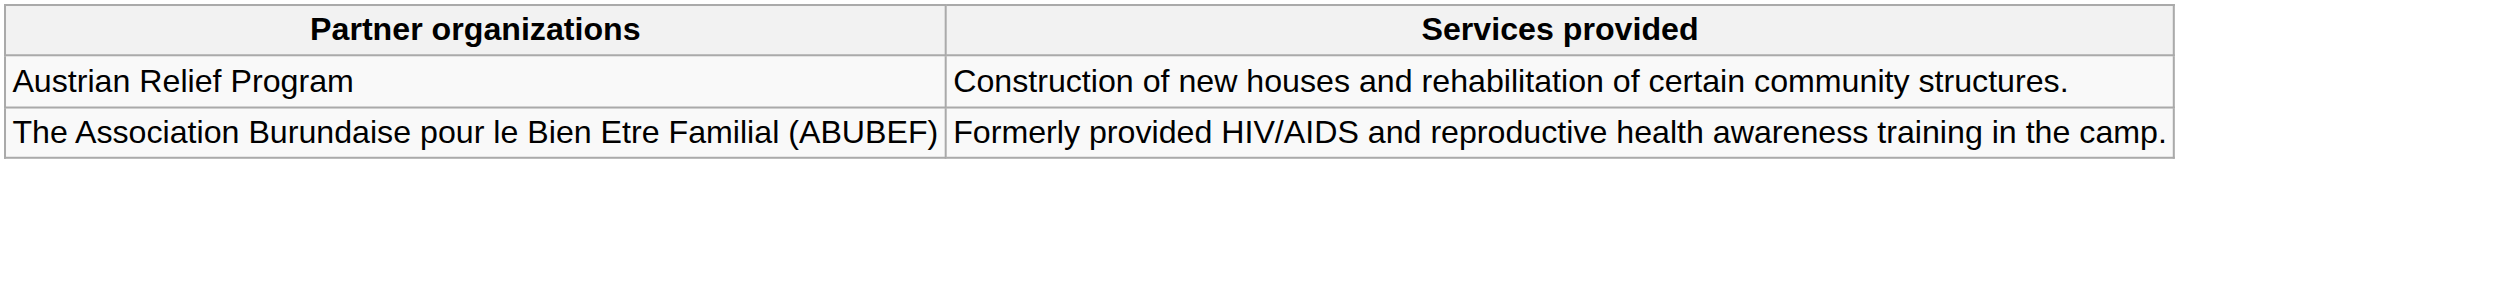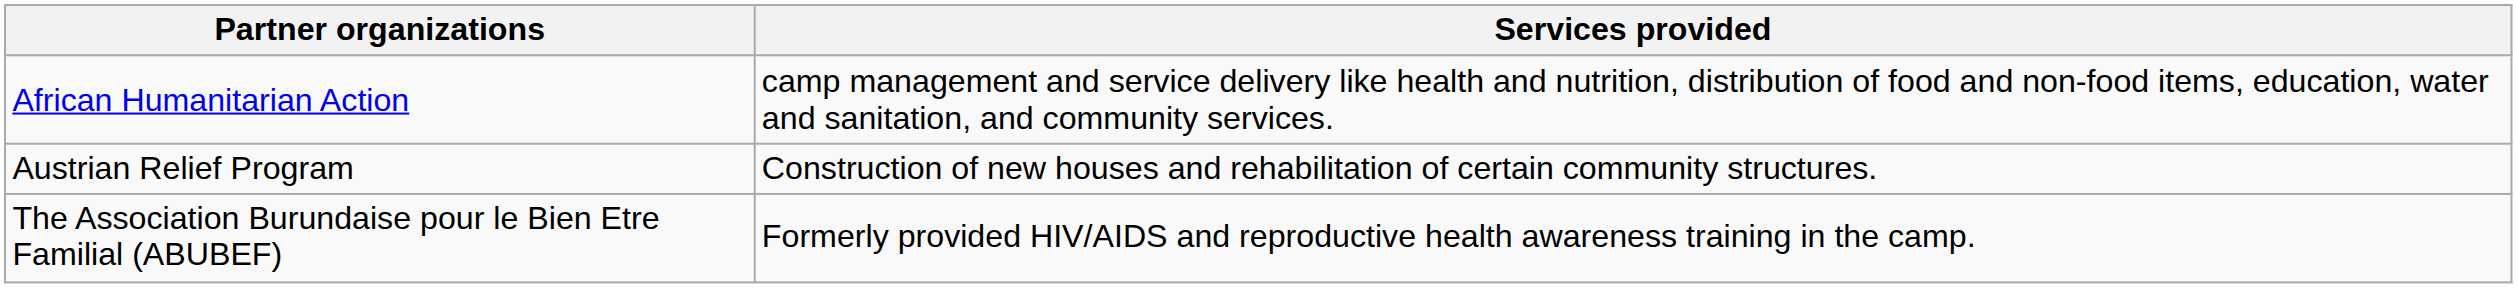+ row: (211, 99)
